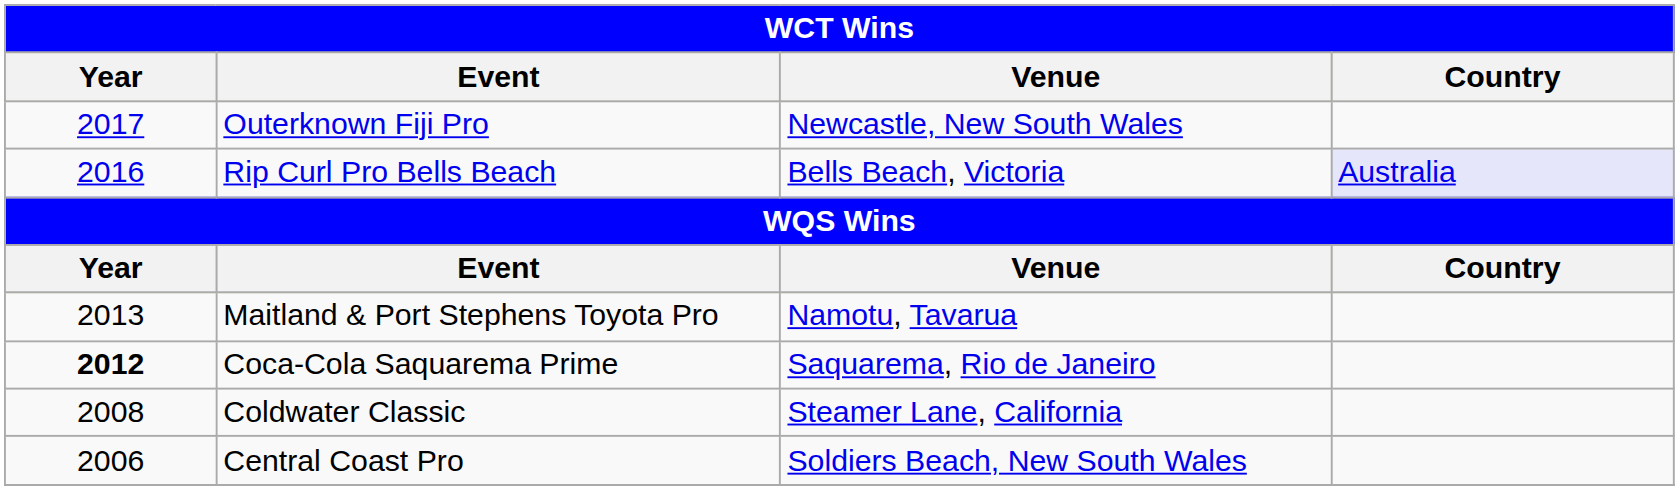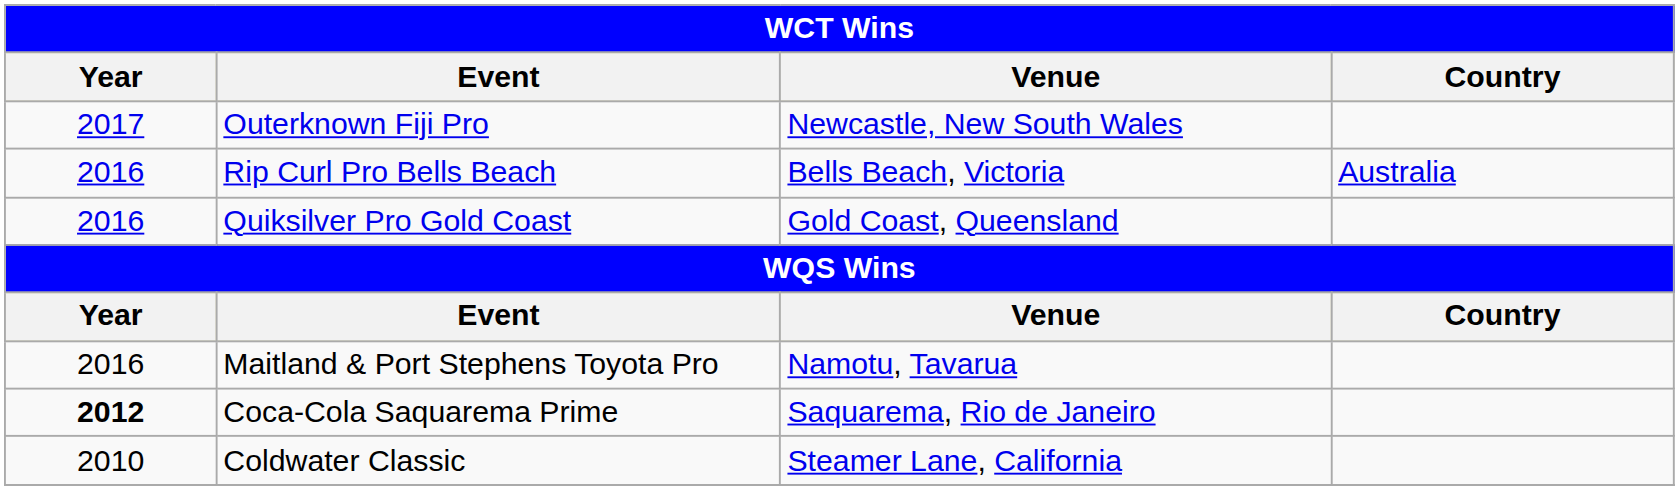(1397, 172) lavender background -> (1397, 172) no background
+ row: (397, 220)
(111, 316) 2013 -> (111, 364) 2016
(111, 412) 2008 -> (111, 460) 2010
- row: (344, 460)
